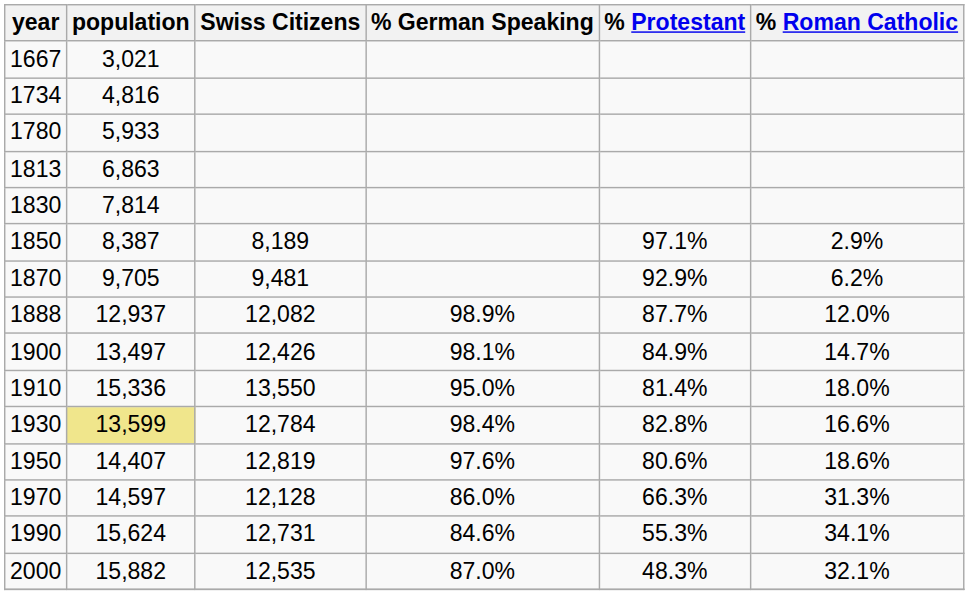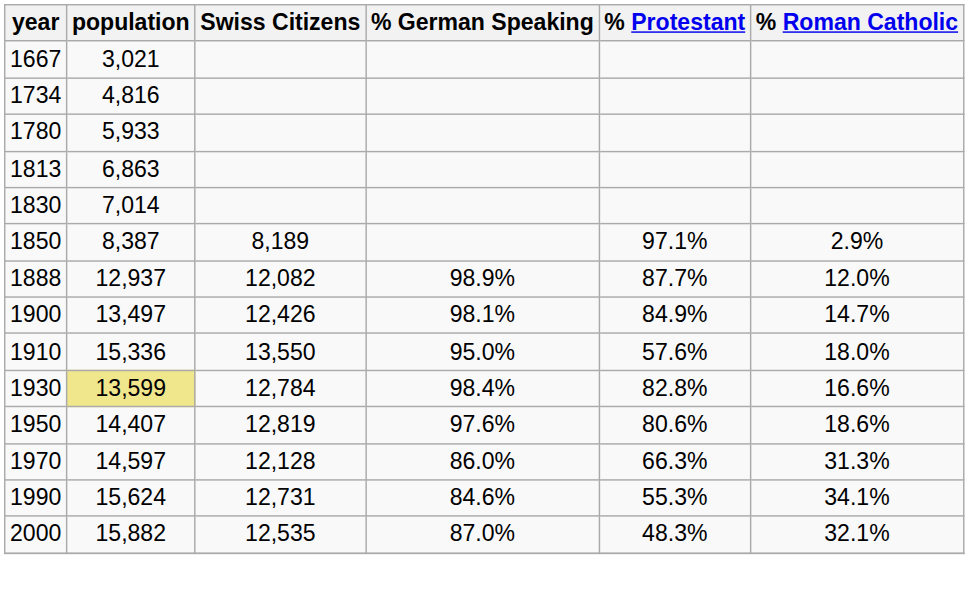(131, 205) 7,814 -> (131, 205) 7,014
- row: (36, 278)
(675, 388) 81.4% -> (675, 351) 57.6%
